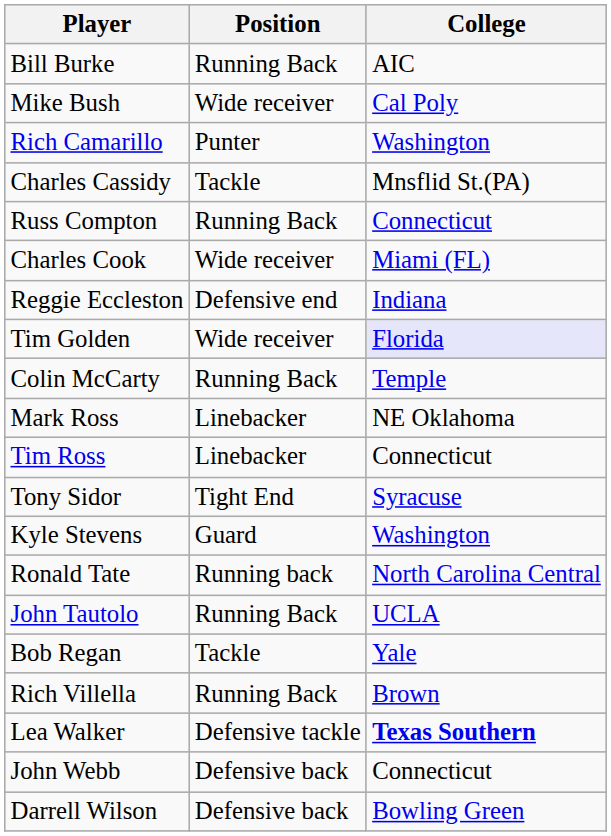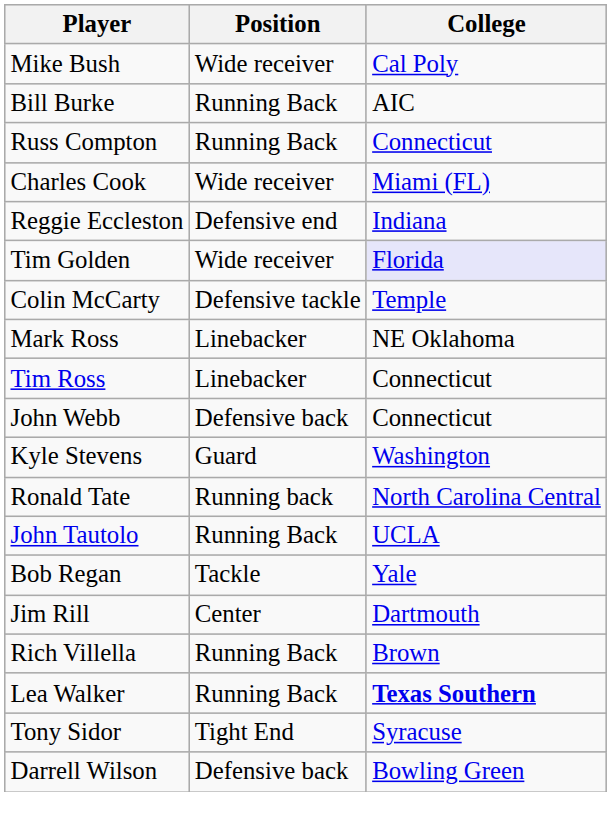rows swapped: (63, 63) <-> (65, 102)
- row: (87, 142)
- row: (91, 181)
(266, 378) Running Back -> (278, 299) Defensive tackle
rows swapped: (66, 496) <-> (65, 771)
+ row: (50, 614)
(278, 732) Defensive tackle -> (266, 692) Running Back
